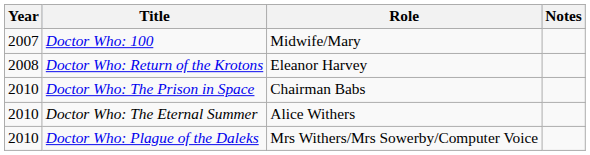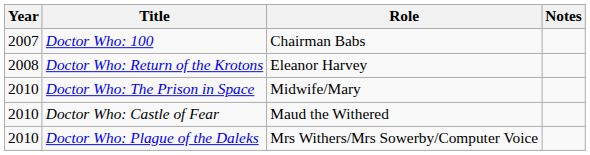(316, 41) Midwife/Mary -> (318, 41) Chairman Babs
(318, 89) Chairman Babs -> (316, 89) Midwife/Mary
+ row: (132, 114)
- row: (152, 114)
